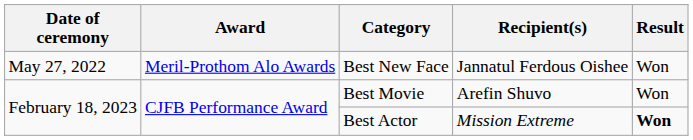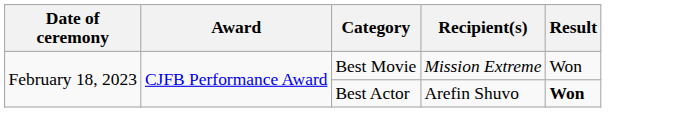- row: (396, 65)
(504, 93) Arefin Shuvo -> (483, 65) Mission Extreme
(515, 120) Mission Extreme -> (472, 93) Arefin Shuvo
